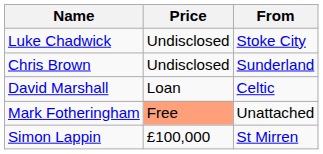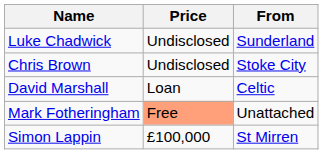(271, 40) Stoke City -> (275, 40) Sunderland
(275, 64) Sunderland -> (271, 64) Stoke City
